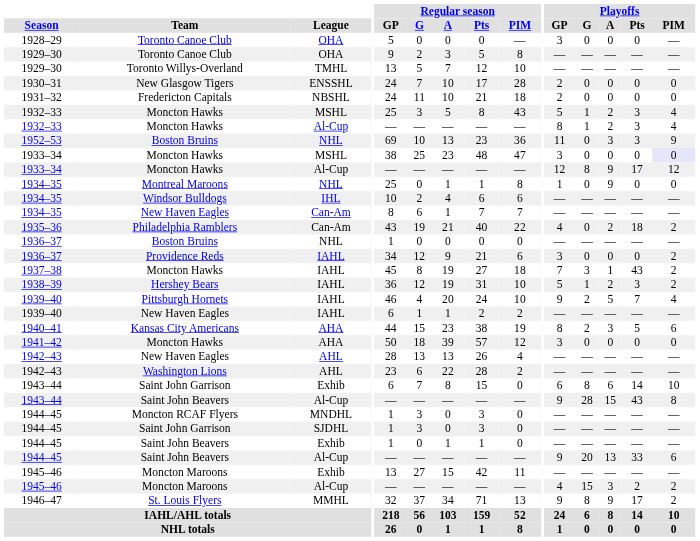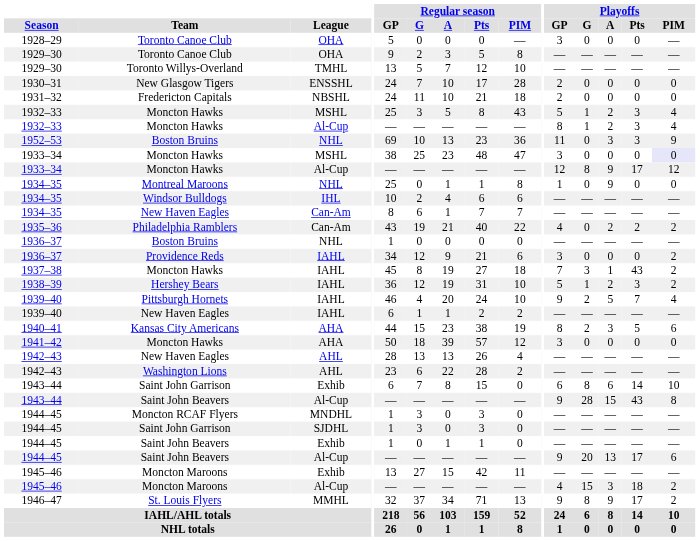(637, 227) 18 -> (637, 227) 2
(637, 457) 33 -> (637, 457) 17
(637, 486) 2 -> (637, 486) 18
